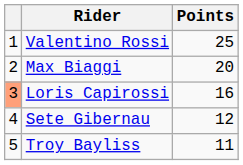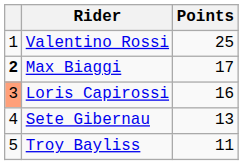(13, 69) normal -> (13, 69) bold
(224, 69) 20 -> (224, 69) 17
(224, 121) 12 -> (224, 121) 13
